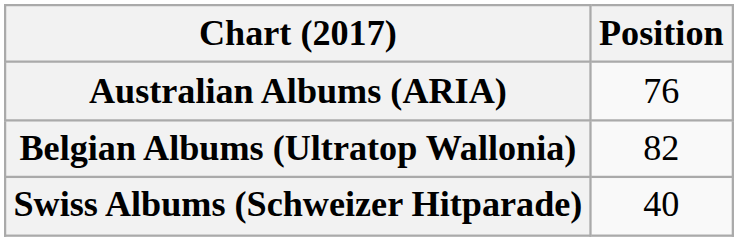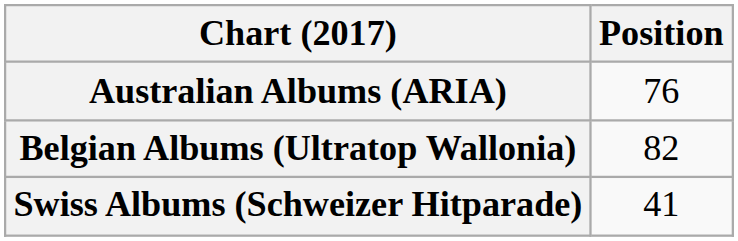(661, 205) 40 -> (661, 205) 41
